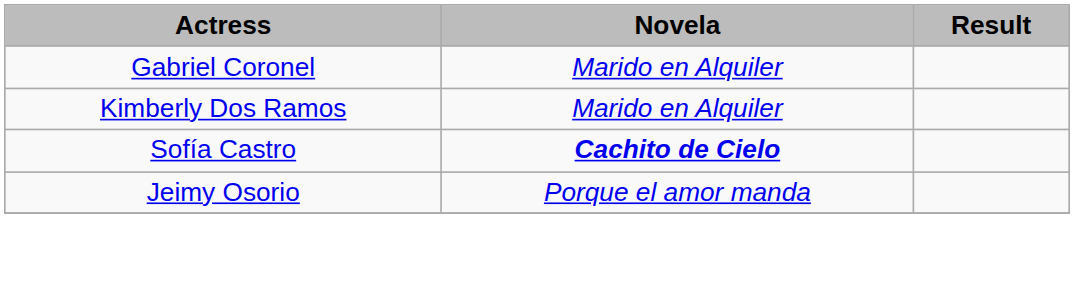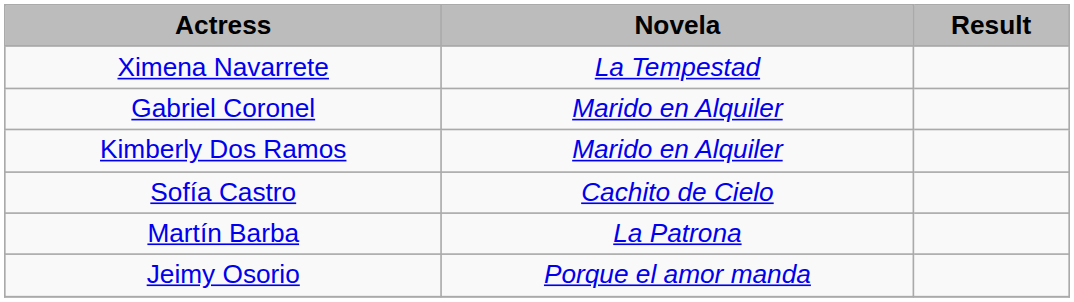+ row: (223, 66)
(677, 150) bold -> (677, 191) normal
+ row: (223, 233)
